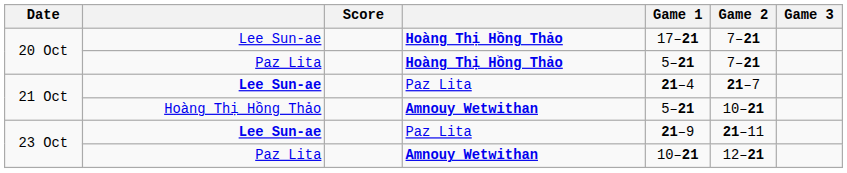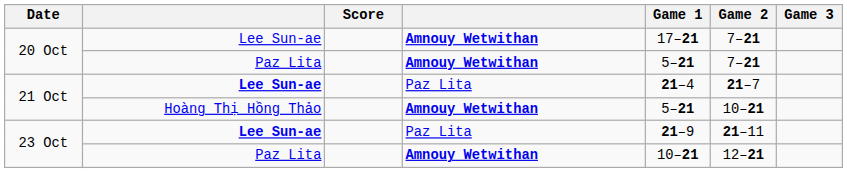(484, 39) Hoàng Thị Hồng Thảo -> (472, 39) Amnouy Wetwithan
(484, 62) Hoàng Thị Hồng Thảo -> (472, 62) Amnouy Wetwithan
